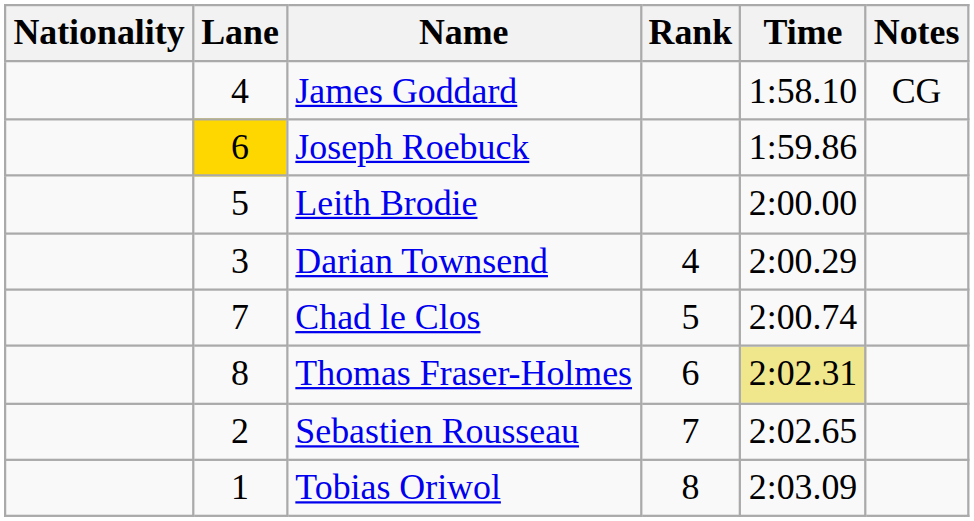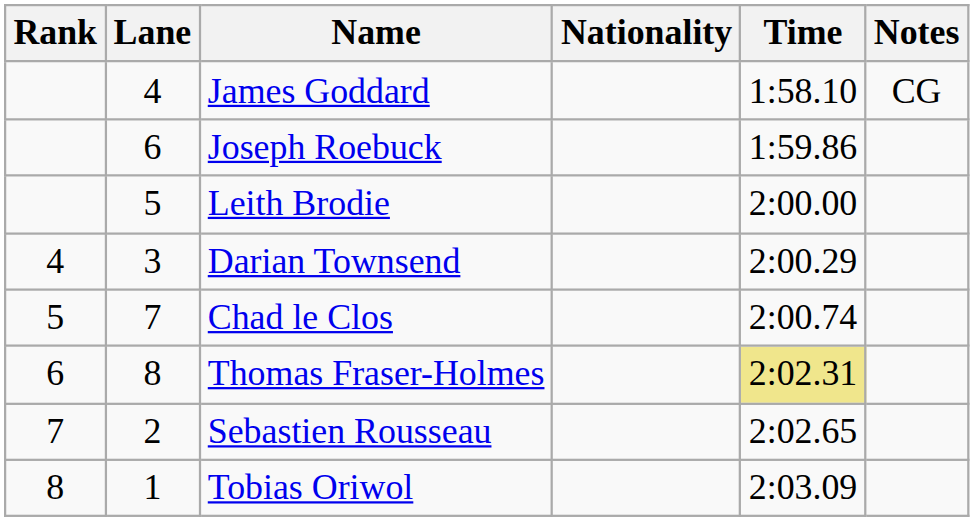columns swapped: (690, 32) <-> (99, 32)
(240, 146) gold background -> (152, 146) no background
